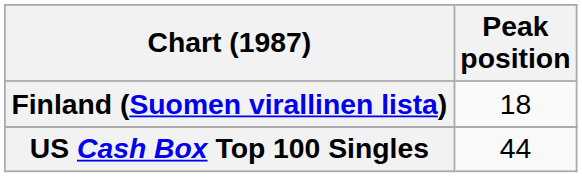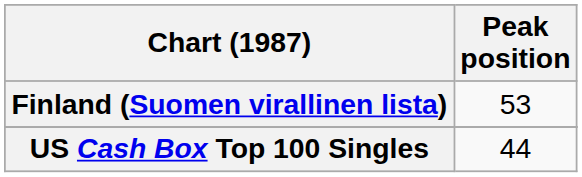(515, 103) 18 -> (515, 103) 53
